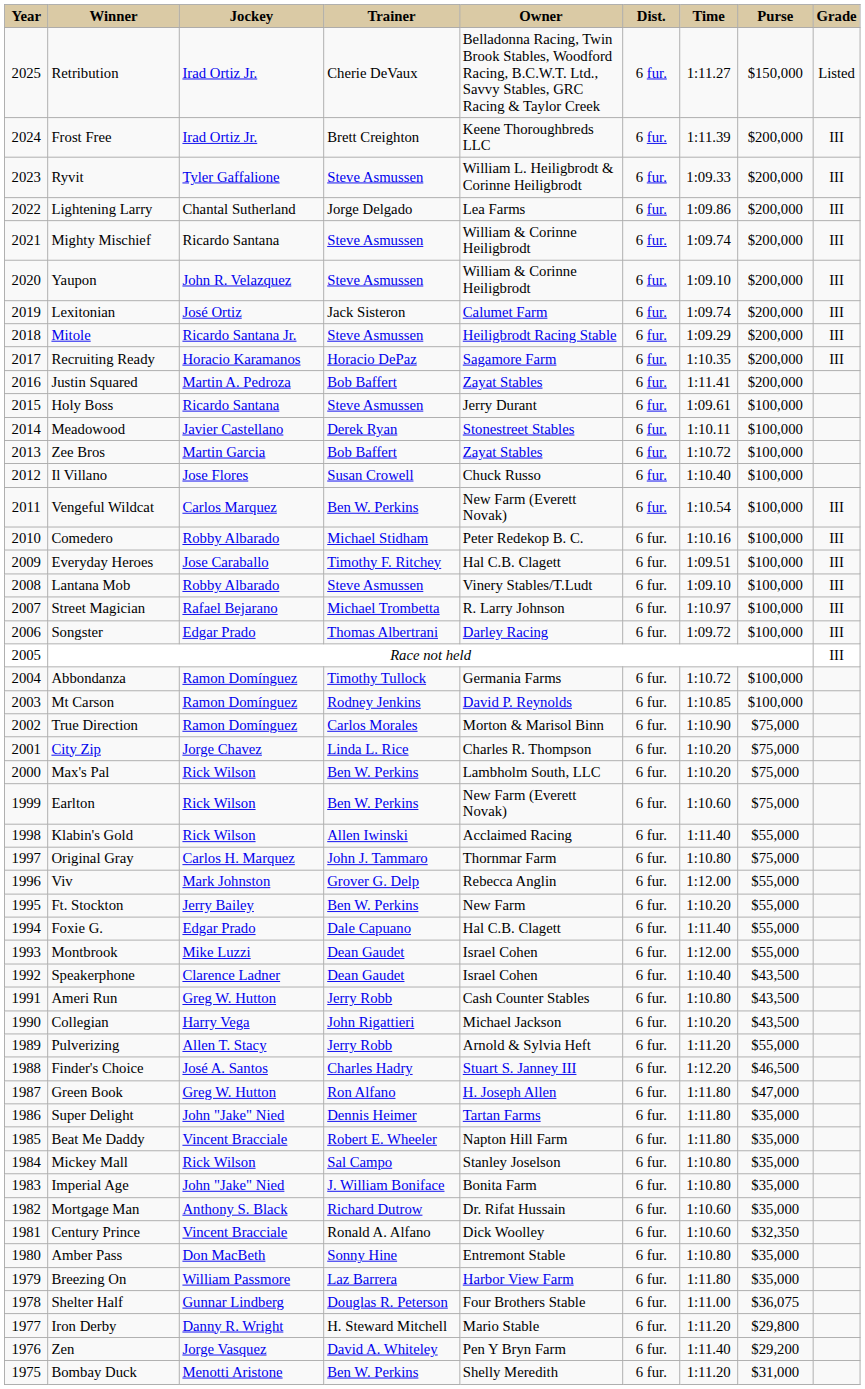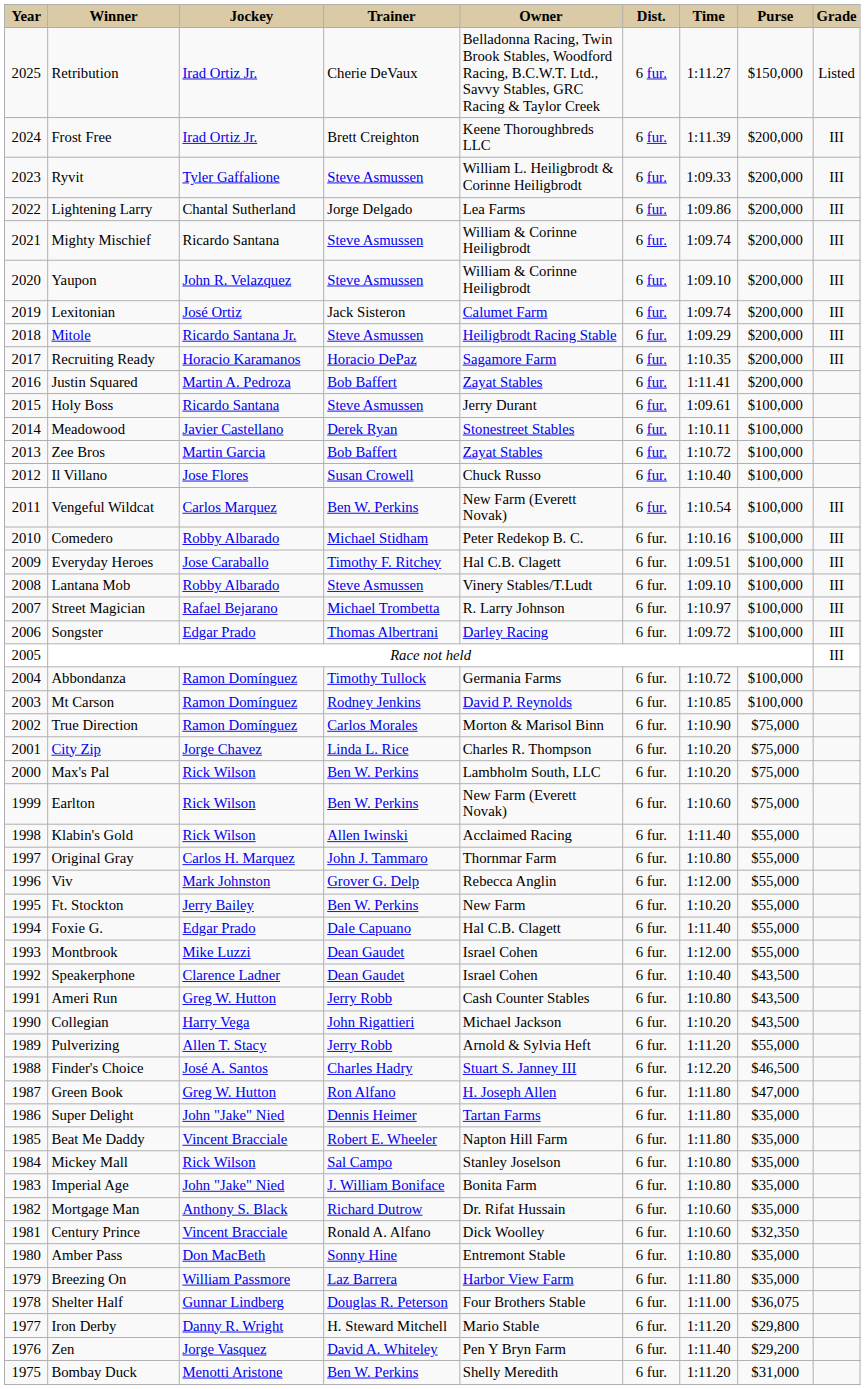(775, 858) $75,000 -> (775, 858) $55,000
